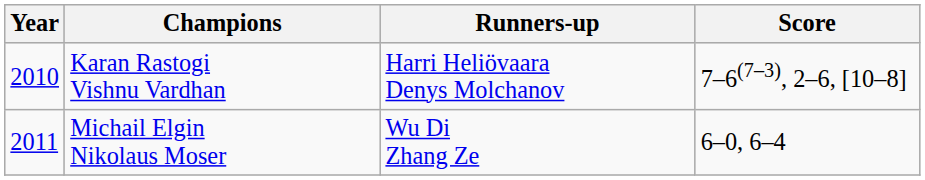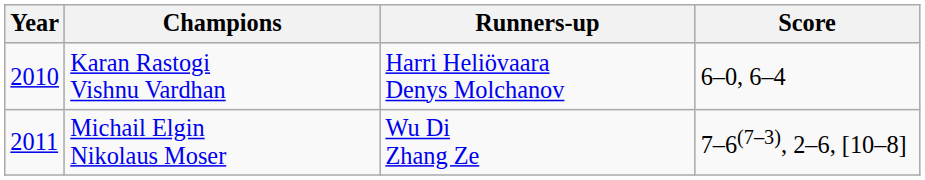(804, 76) 7–6(7–3), 2–6, [10–8] -> (743, 76) 6–0, 6–4
(743, 141) 6–0, 6–4 -> (804, 141) 7–6(7–3), 2–6, [10–8]
